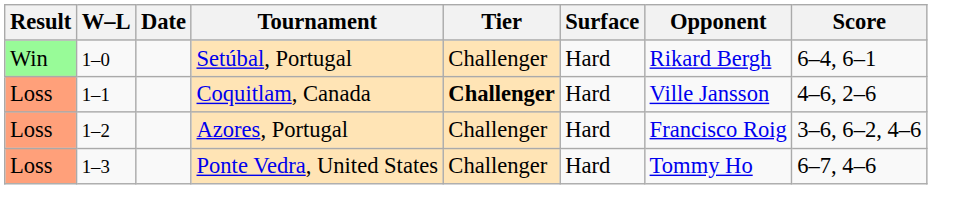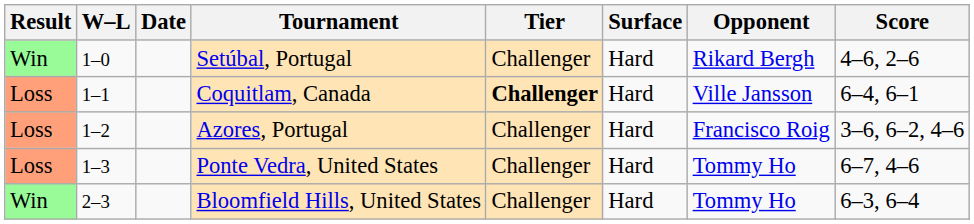(837, 58) 6–4, 6–1 -> (880, 58) 4–6, 2–6
(837, 93) 4–6, 2–6 -> (880, 93) 6–4, 6–1
+ row: (339, 201)
